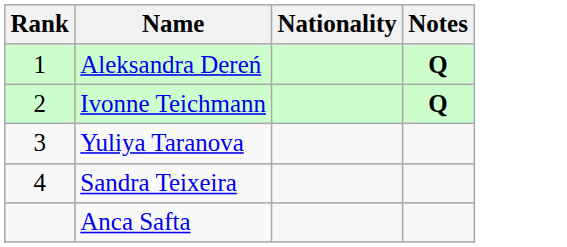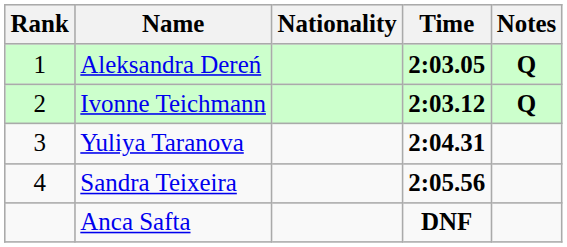+ column: (447, 24)
